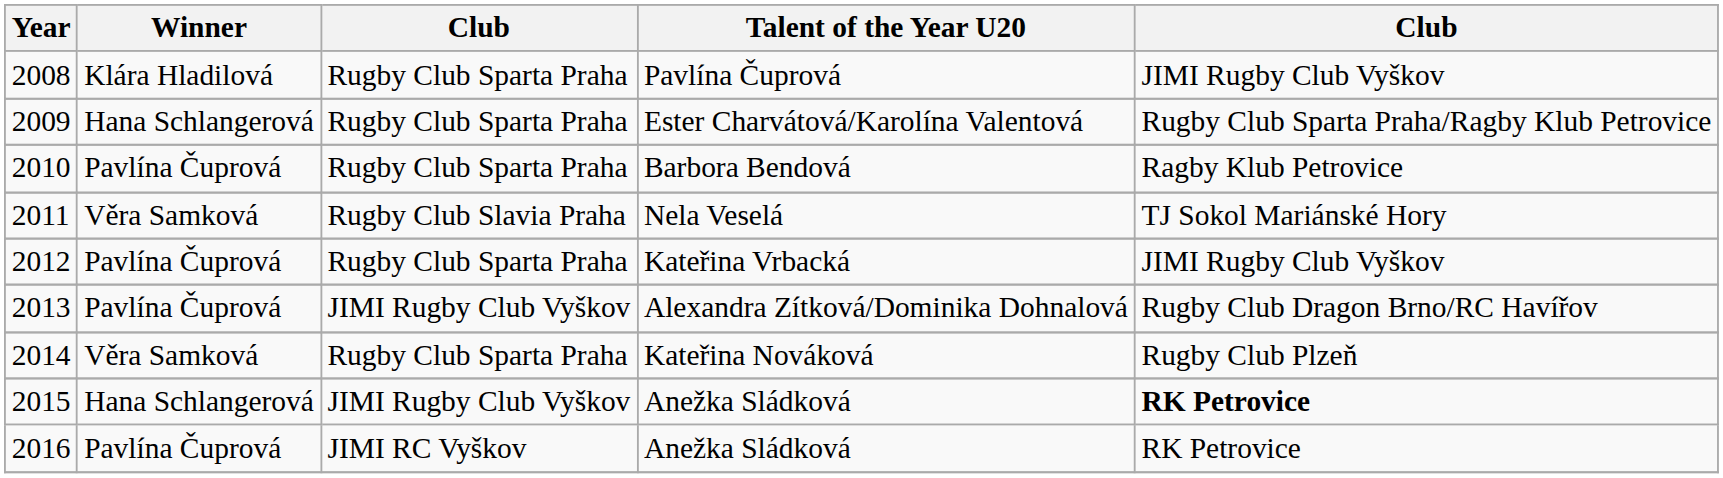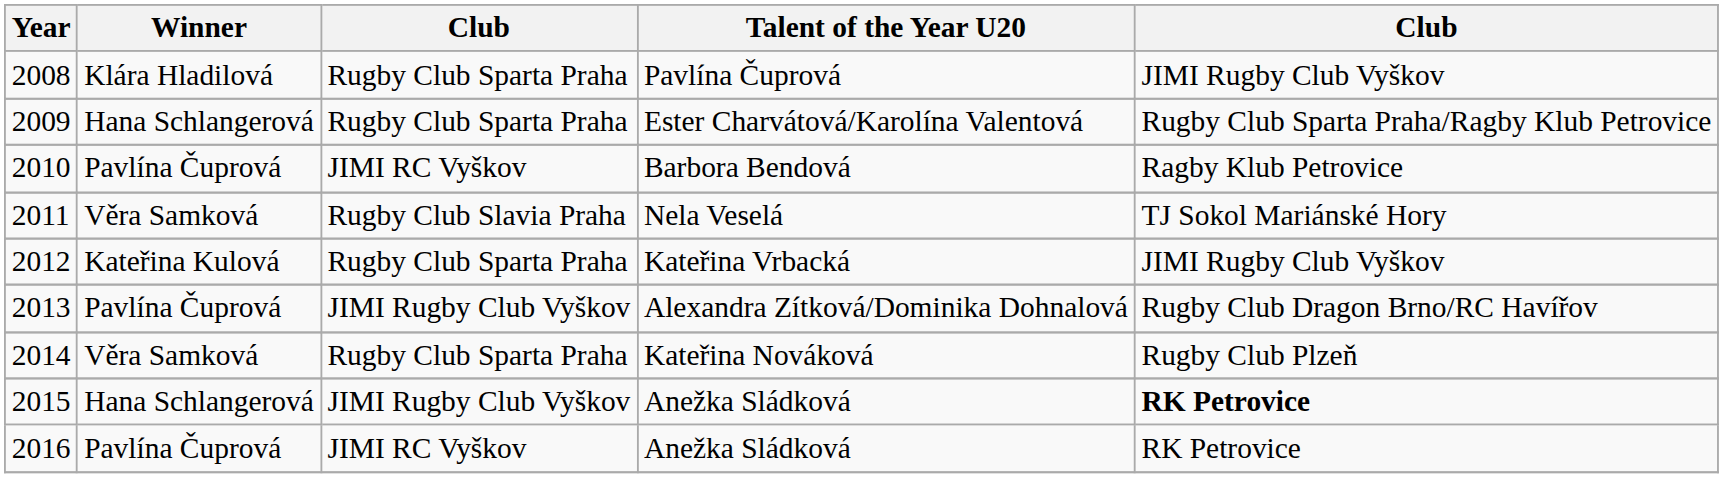(477, 167) Rugby Club Sparta Praha -> (427, 167) JIMI RC Vyškov
(183, 261) Pavlína Čuprová -> (182, 261) Kateřina Kulová
